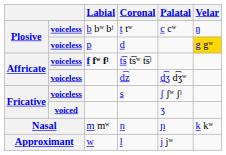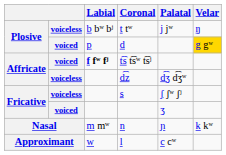(168, 28) c cʷ -> (166, 28) j jʷ
(66, 45) voiceless -> (66, 45) voiced
(66, 61) voiceless -> (66, 61) voiced
(166, 142) j jʷ -> (168, 142) c cʷ
